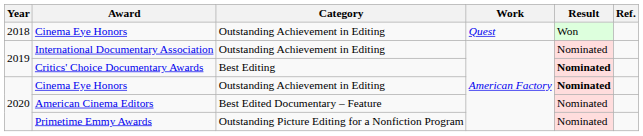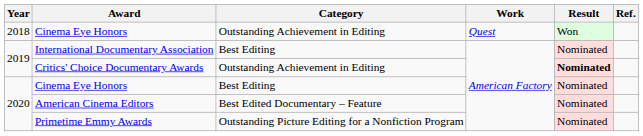(302, 49) Outstanding Achievement in Editing -> (247, 49) Best Editing
(247, 67) Best Editing -> (302, 67) Outstanding Achievement in Editing
(302, 85) Outstanding Achievement in Editing -> (247, 85) Best Editing
(584, 85) bold -> (582, 85) normal
